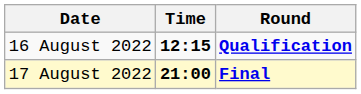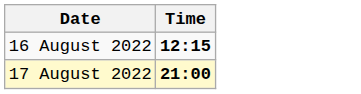- column: (286, 19)
